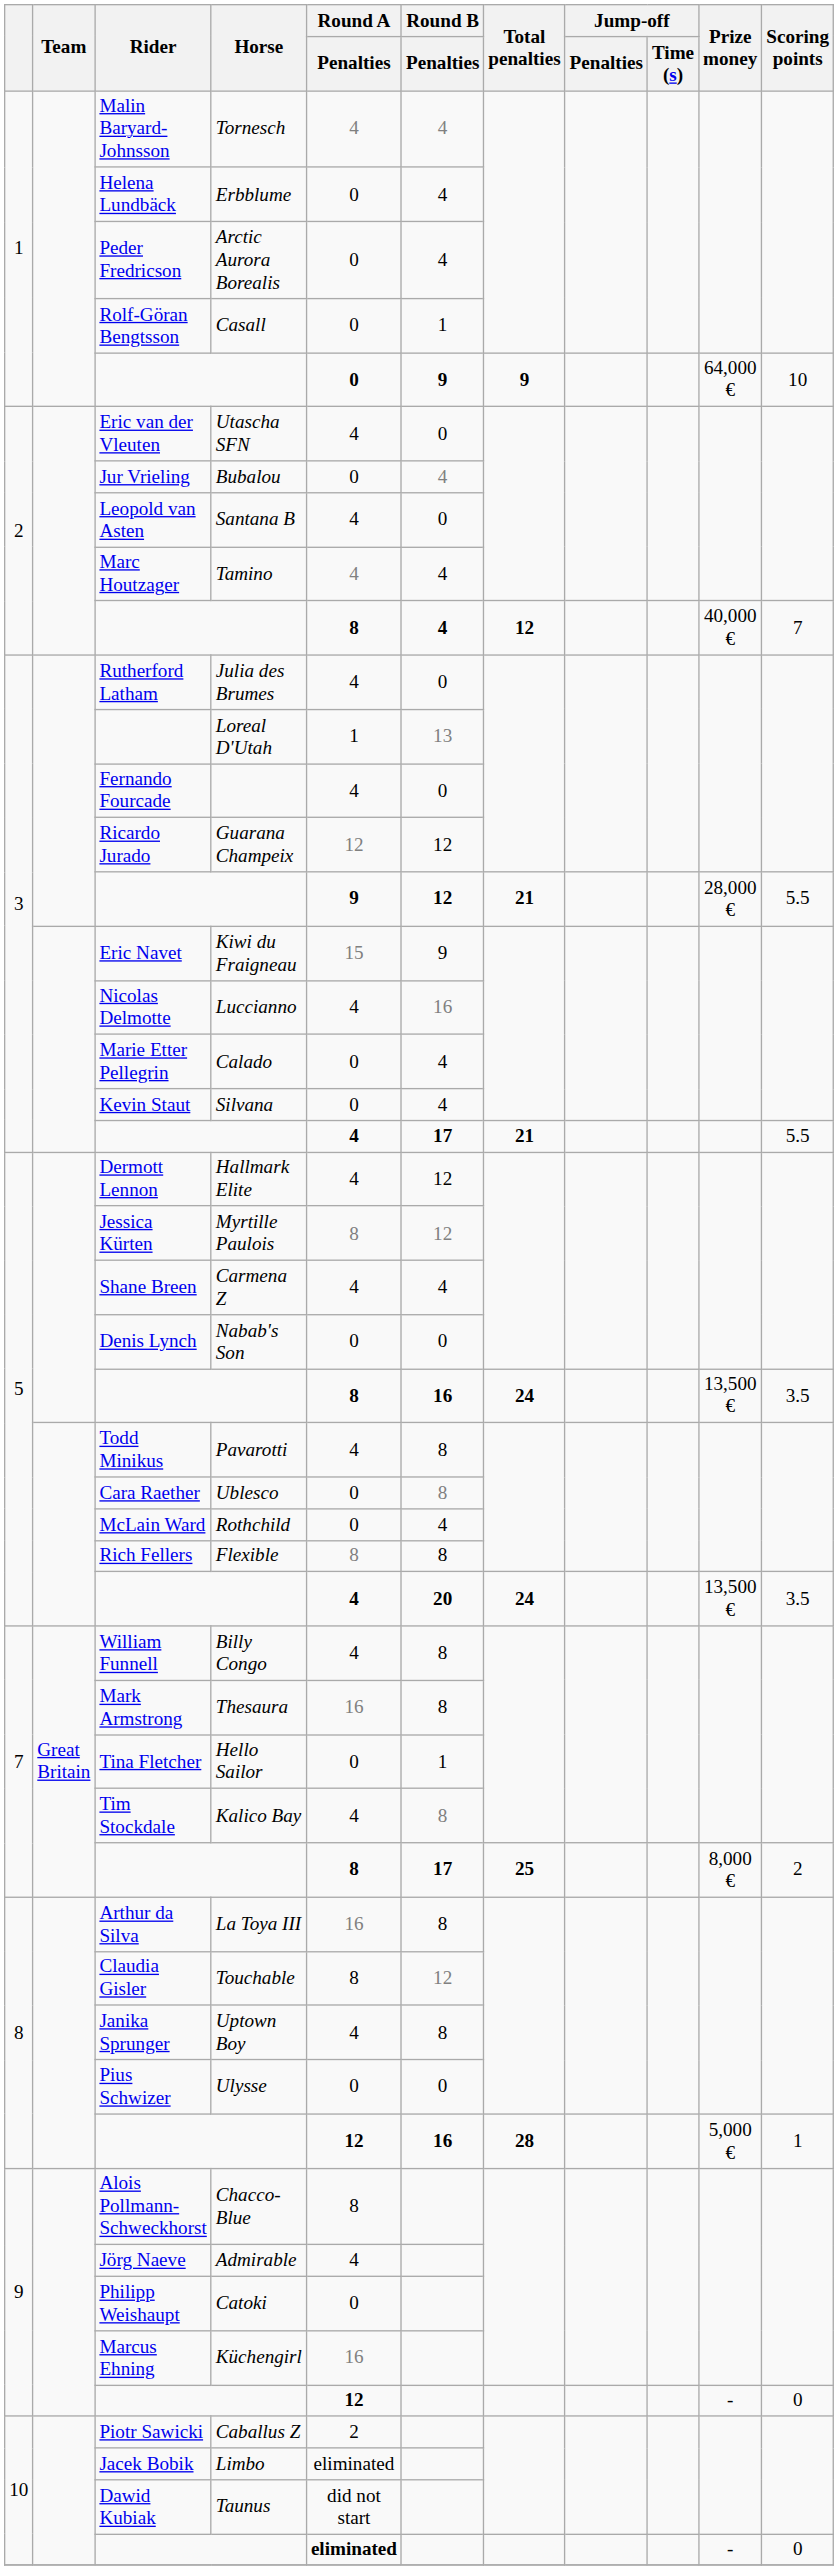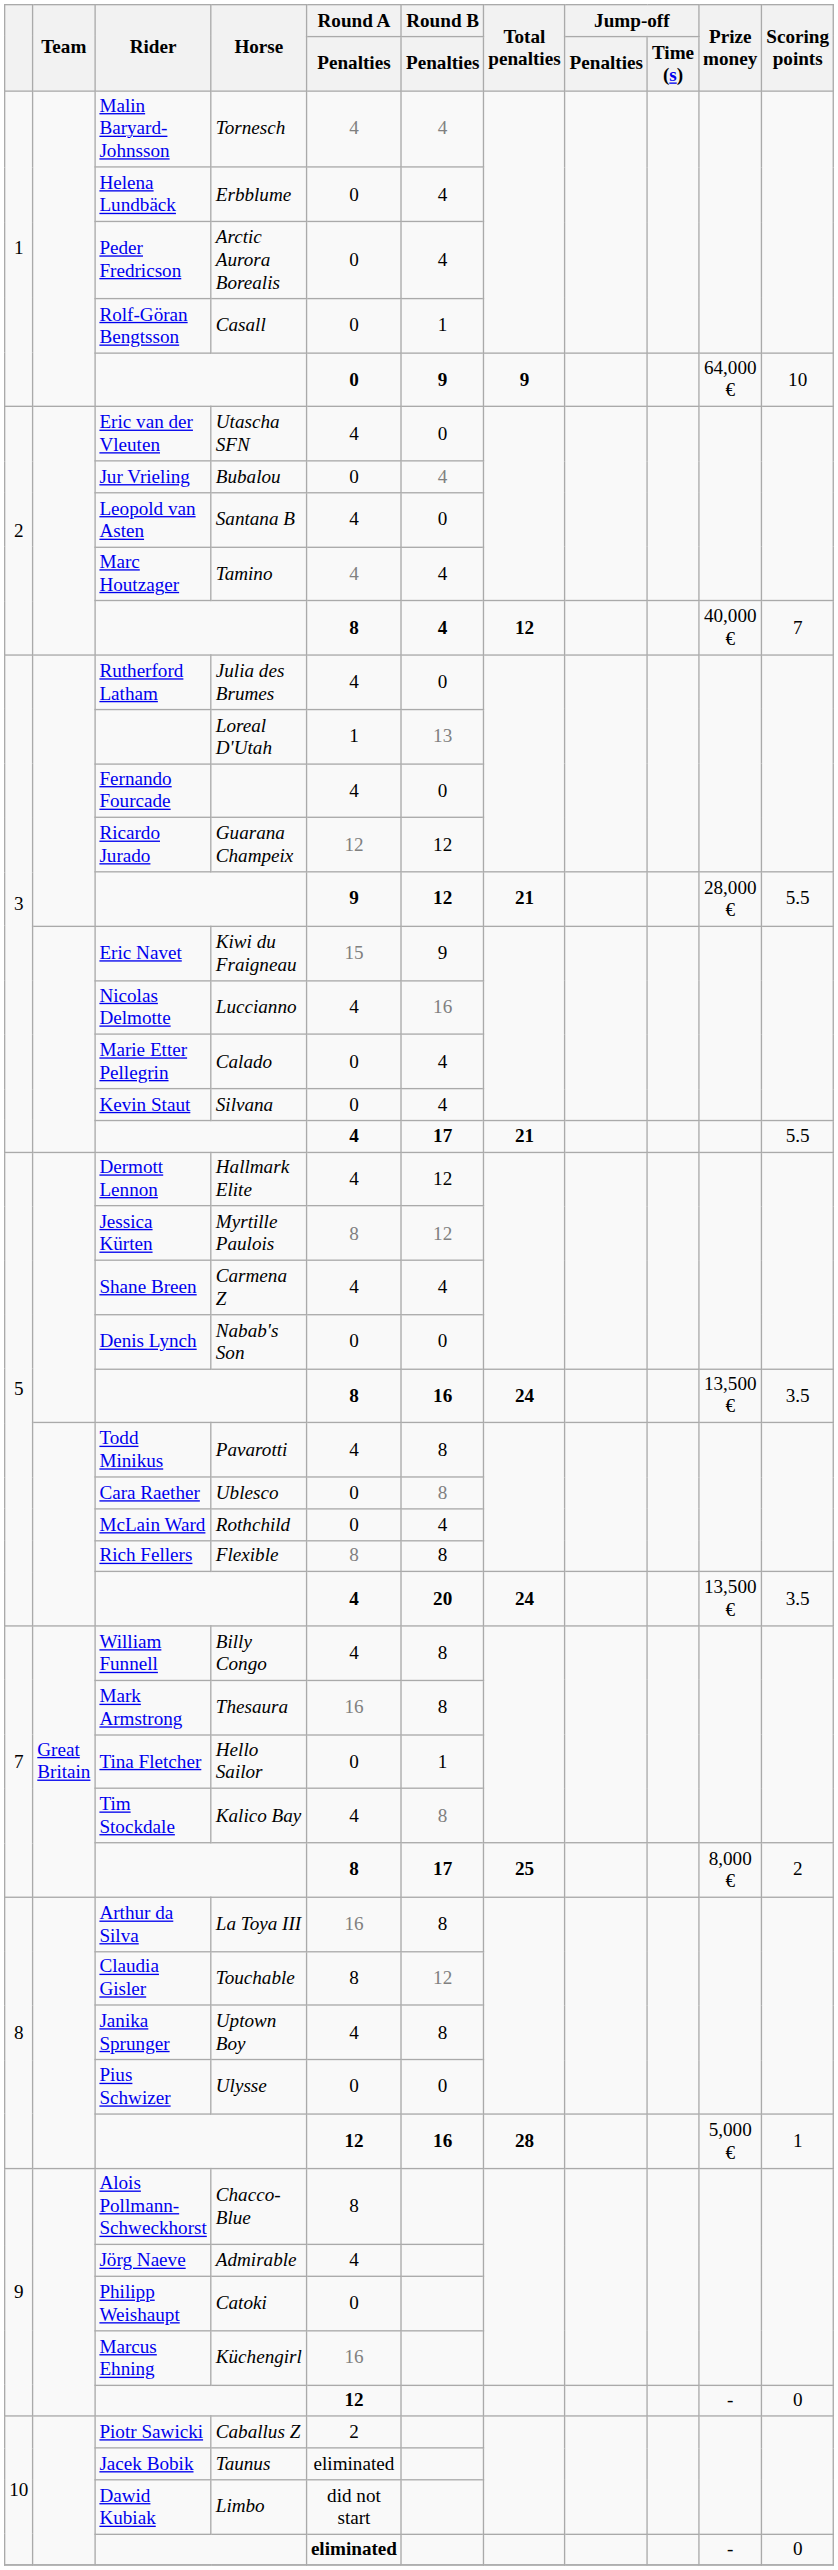(240, 2463) Limbo -> (243, 2463) Taunus
(243, 2506) Taunus -> (240, 2506) Limbo
